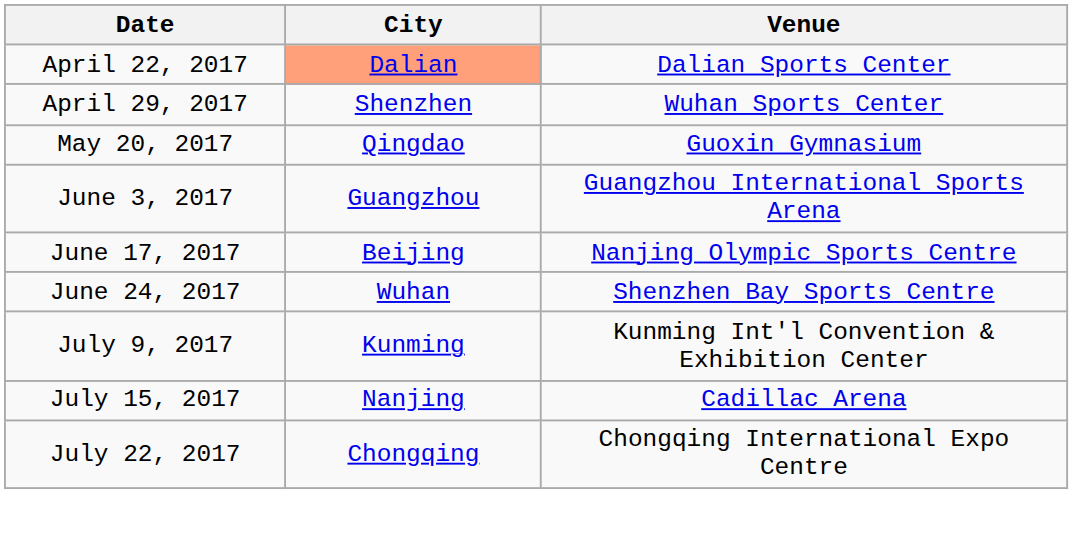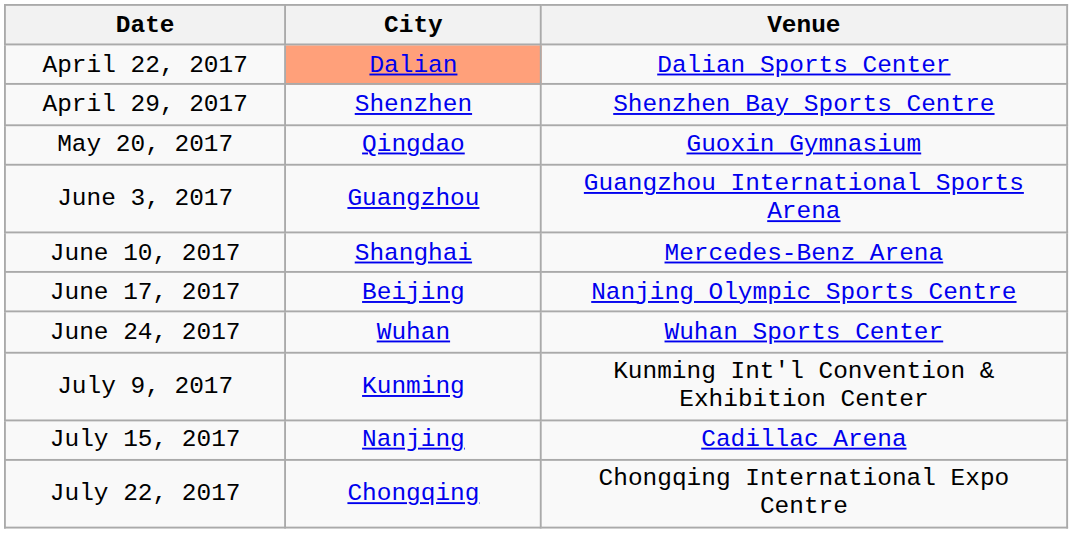(804, 105) Wuhan Sports Center -> (804, 105) Shenzhen Bay Sports Centre
+ row: (145, 252)
(804, 292) Shenzhen Bay Sports Centre -> (804, 332) Wuhan Sports Center
